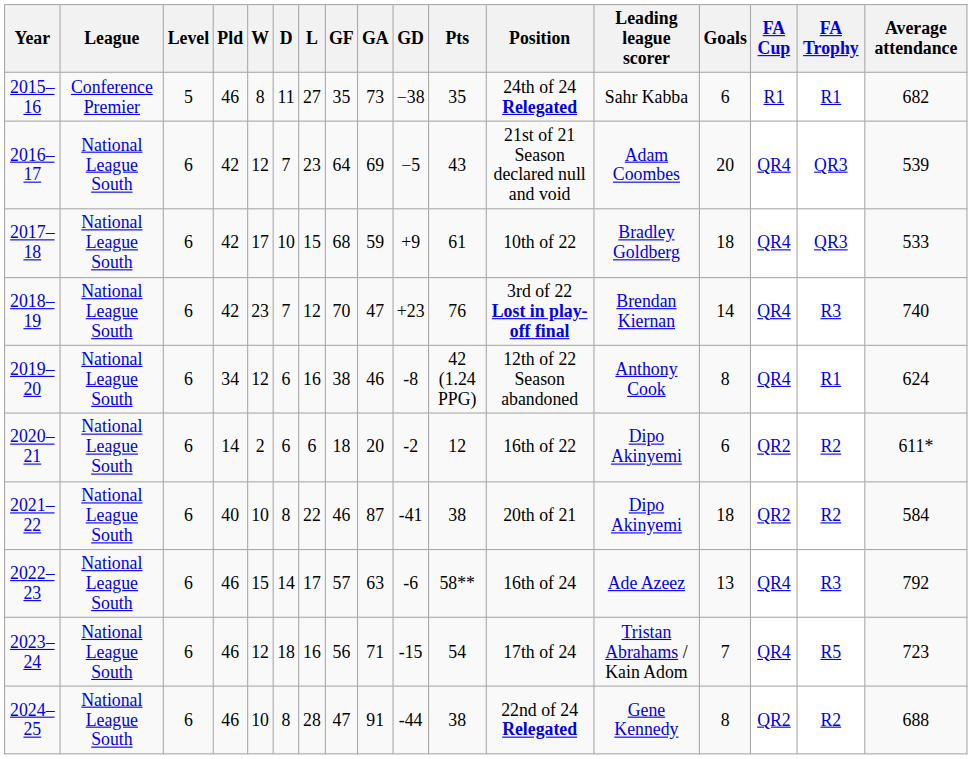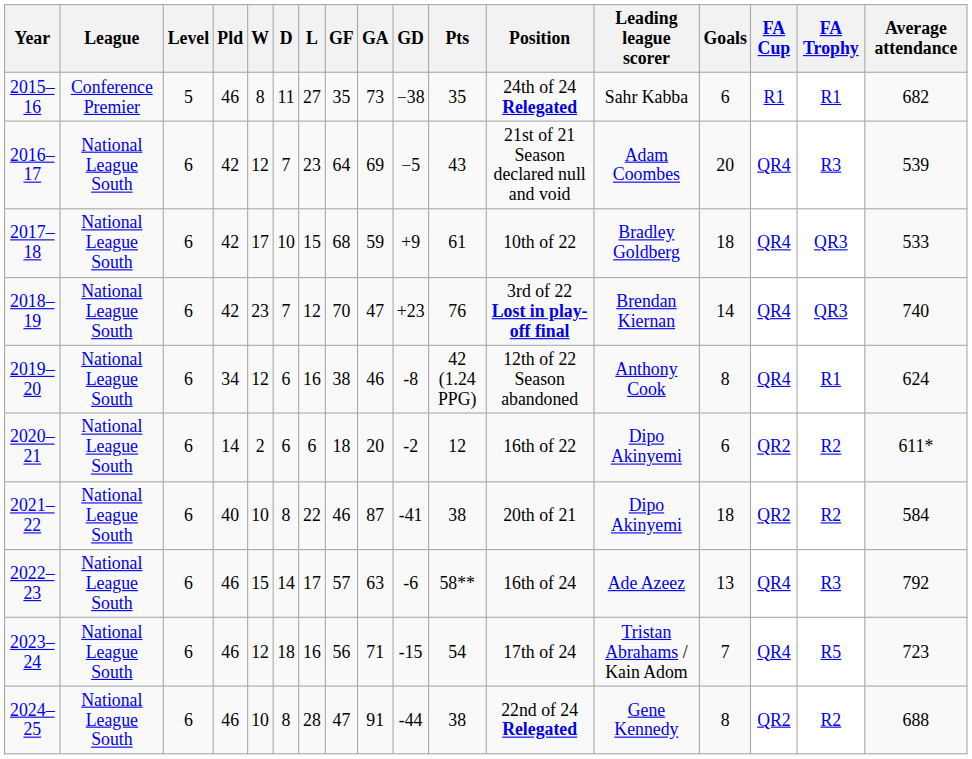(831, 164) QR3 -> (831, 164) R3
(831, 311) R3 -> (831, 311) QR3
